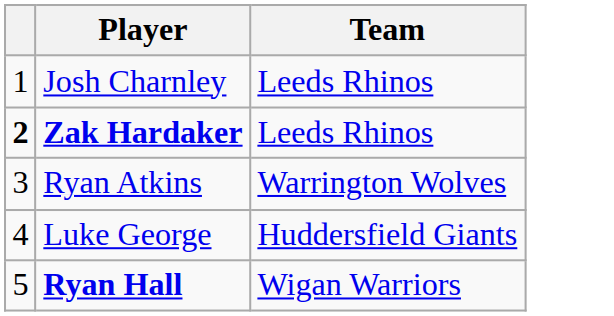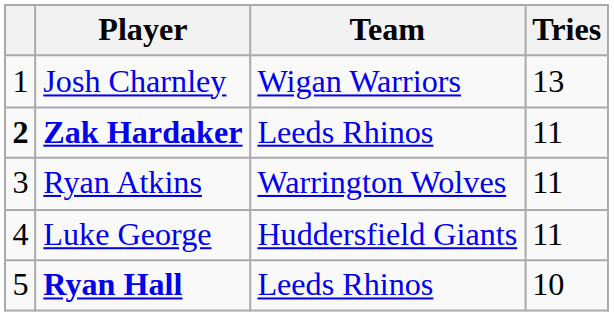+ column: (567, 30)
(345, 81) Leeds Rhinos -> (359, 81) Wigan Warriors
(359, 285) Wigan Warriors -> (345, 285) Leeds Rhinos
